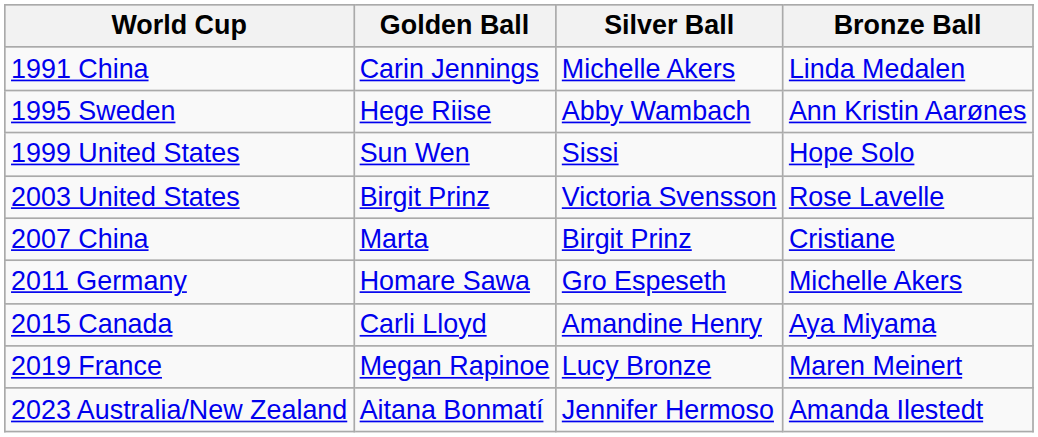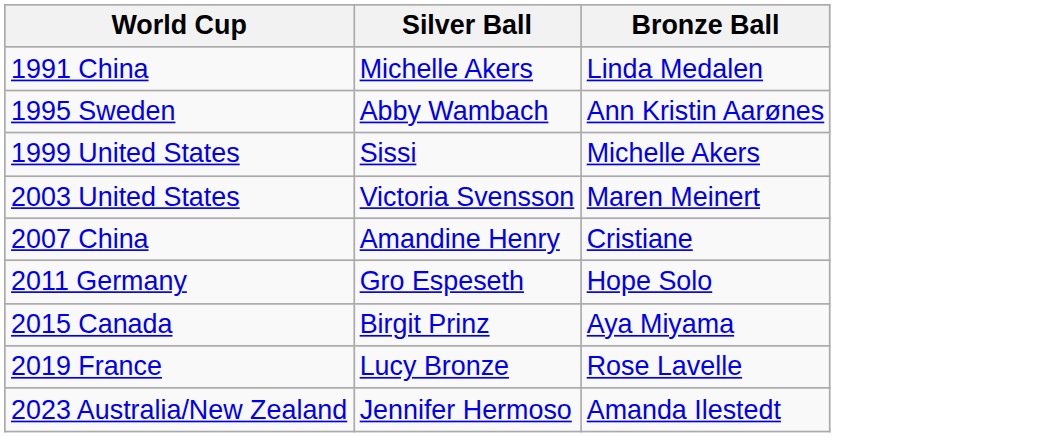- column: (455, 25)
(852, 153) Hope Solo -> (673, 153) Michelle Akers
(867, 196) Rose Lavelle -> (673, 196) Maren Meinert
(627, 238) Birgit Prinz -> (460, 238) Amandine Henry
(876, 281) Michelle Akers -> (649, 281) Hope Solo
(662, 324) Amandine Henry -> (425, 324) Birgit Prinz
(876, 366) Maren Meinert -> (664, 366) Rose Lavelle
